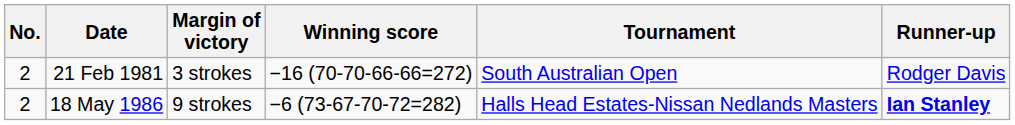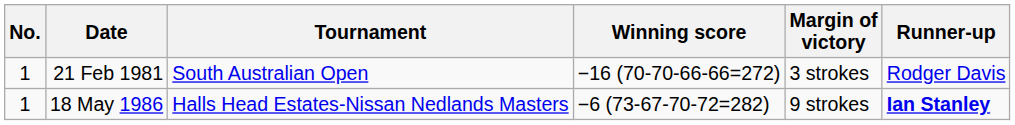columns swapped: (679, 31) <-> (216, 31)
(25, 73) 2 -> (25, 73) 1
(25, 104) 2 -> (25, 104) 1
